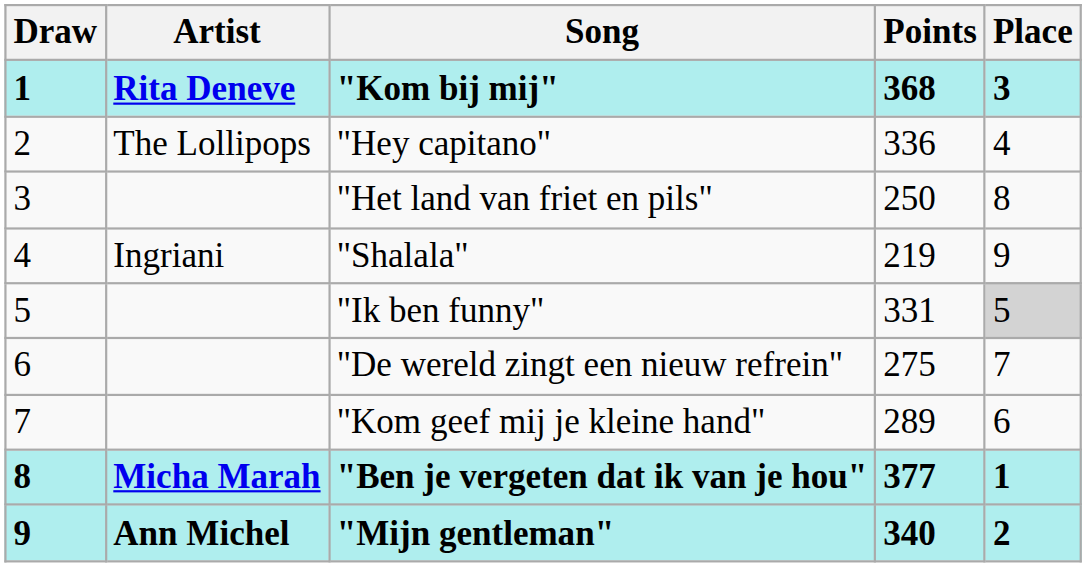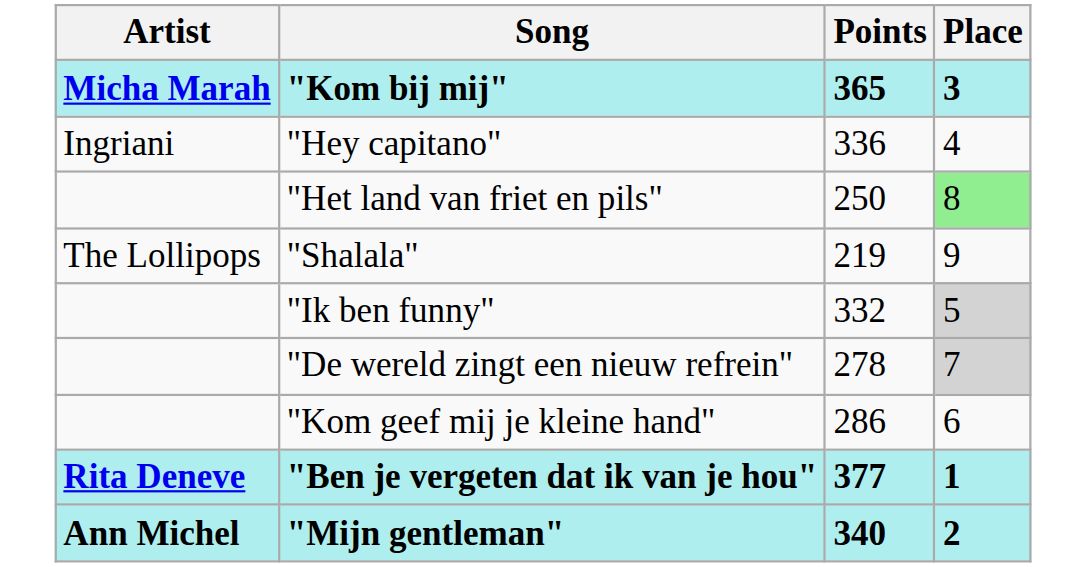- column: (55, 32)
(204, 87) Rita Deneve -> (167, 87) Micha Marah
(910, 87) 368 -> (860, 87) 365
(212, 143) The Lollipops -> (119, 143) Ingriani
(1002, 198) no background -> (952, 198) lightgreen background
(169, 254) Ingriani -> (162, 254) The Lollipops
(910, 310) 331 -> (860, 310) 332
(910, 365) 275 -> (860, 365) 278
(1002, 365) no background -> (952, 365) lightgrey background
(910, 421) 289 -> (860, 421) 286
(217, 476) Micha Marah -> (154, 476) Rita Deneve
